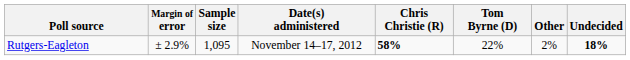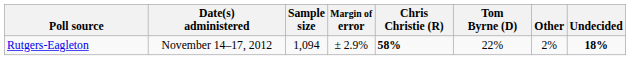columns swapped: (306, 20) <-> (172, 21)
(217, 45) 1,095 -> (306, 45) 1,094
